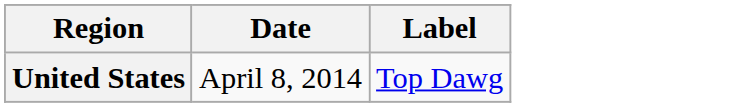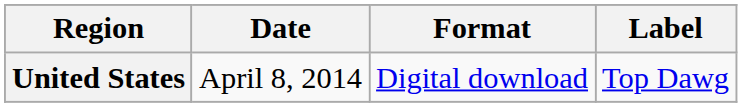+ column: (482, 28)
